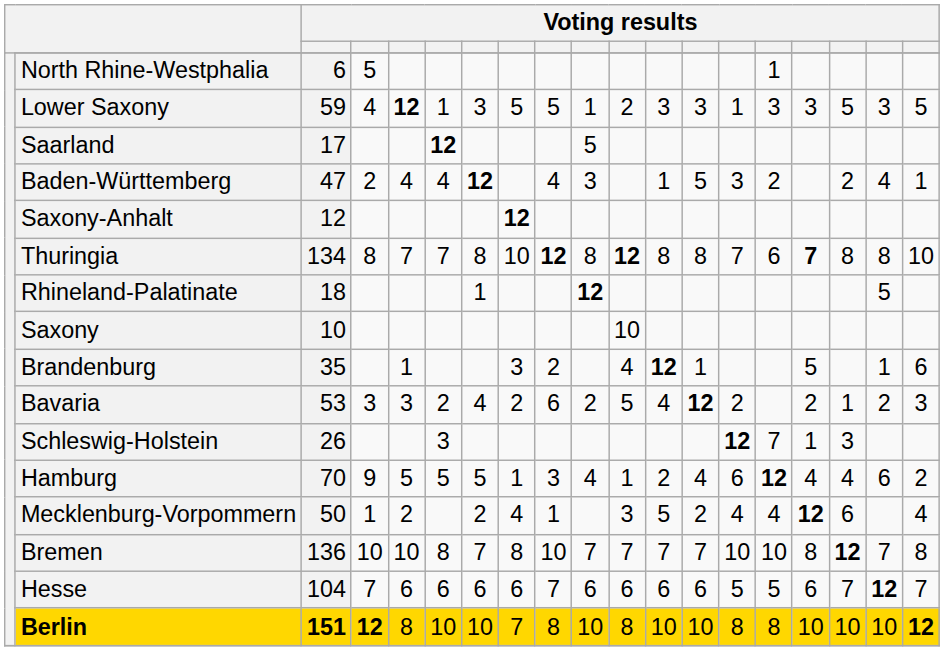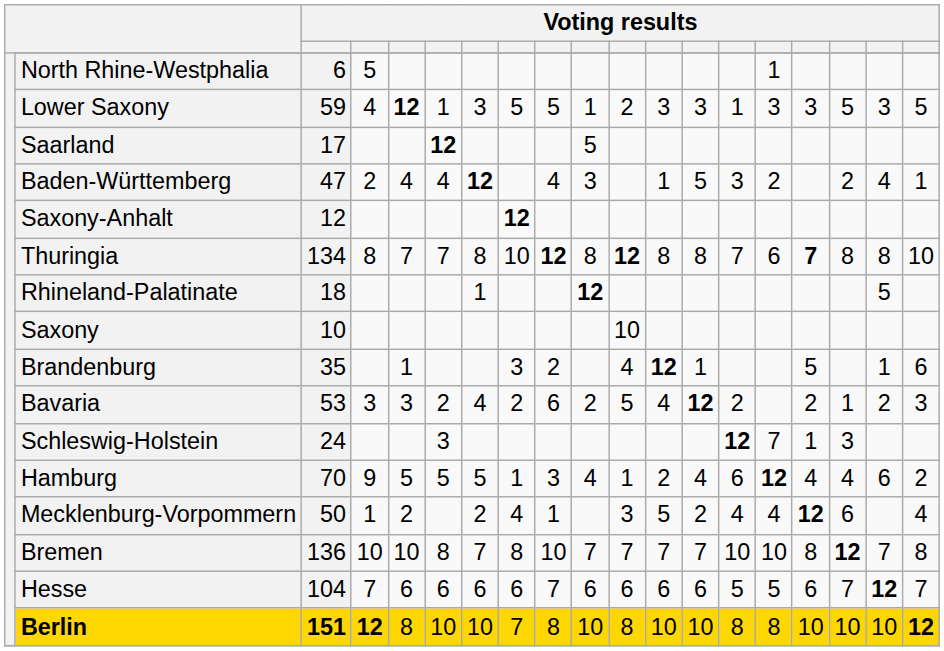(333, 441) 26 -> (333, 441) 24
